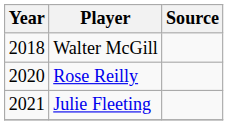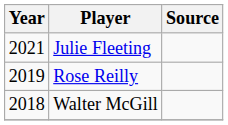rows swapped: (105, 47) <-> (102, 104)
(27, 76) 2020 -> (27, 76) 2019
